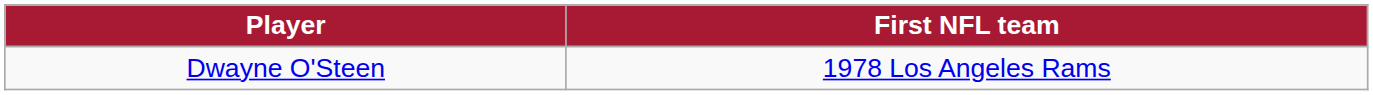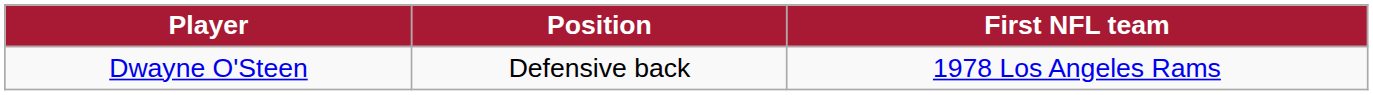+ column: (599, 25)
